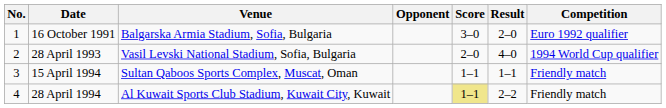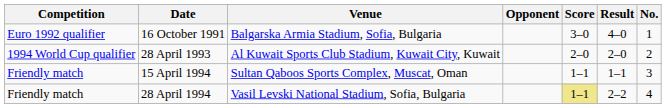columns swapped: (16, 14) <-> (594, 14)
(508, 34) 2–0 -> (617, 34) 4–0
(238, 53) Vasil Levski National Stadium, Sofia, Bulgaria -> (365, 53) Al Kuwait Sports Club Stadium, Kuwait City, Kuwait
(508, 53) 4–0 -> (617, 53) 2–0
(256, 93) Al Kuwait Sports Club Stadium, Kuwait City, Kuwait -> (348, 93) Vasil Levski National Stadium, Sofia, Bulgaria
